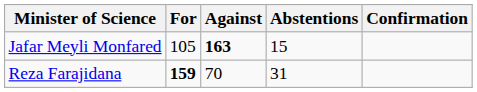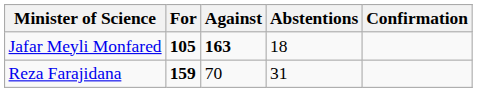(183, 45) normal -> (183, 45) bold
(279, 45) 15 -> (279, 45) 18
